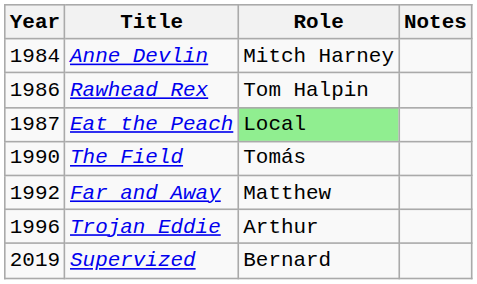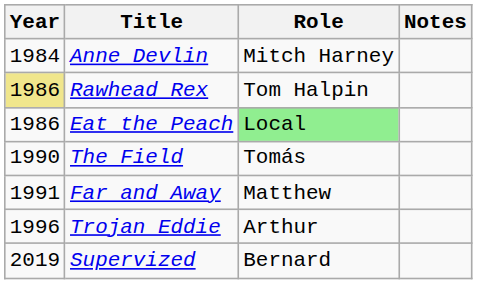(35, 90) no background -> (35, 90) khaki background
(35, 124) 1987 -> (35, 124) 1986
(35, 192) 1992 -> (35, 192) 1991
